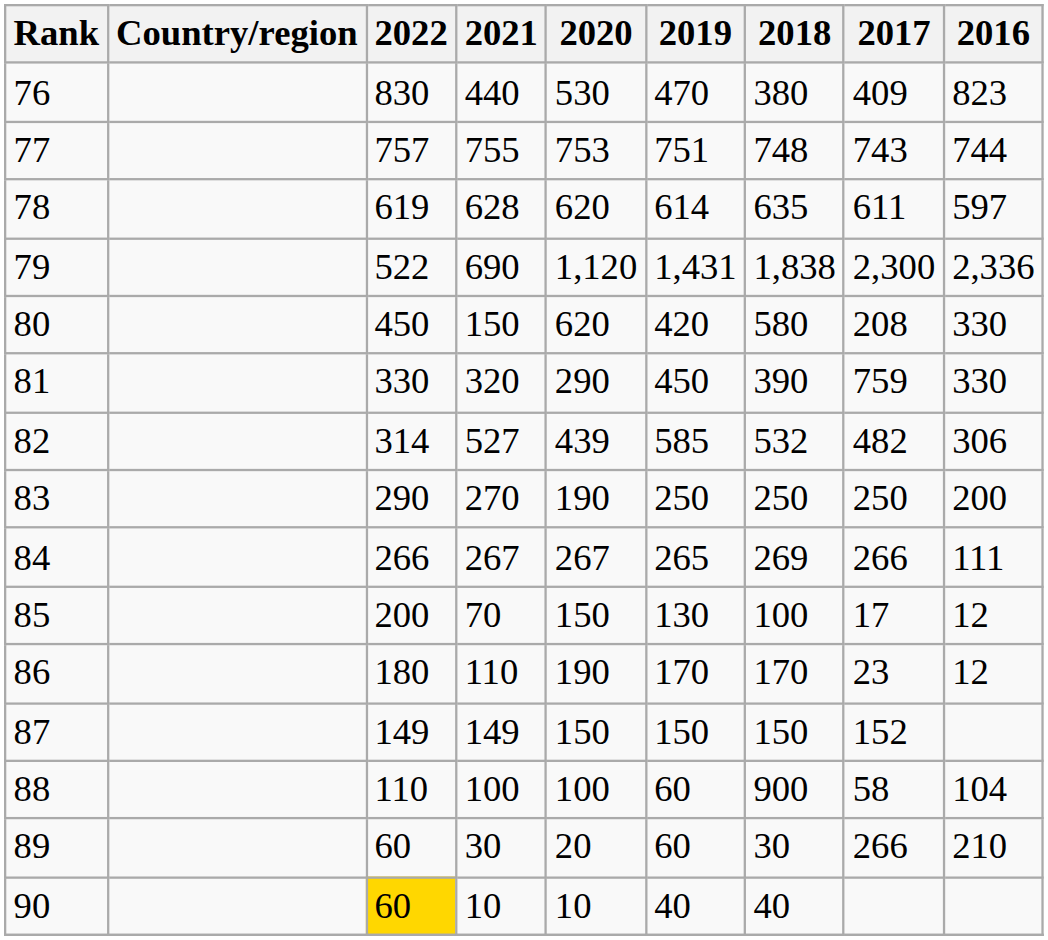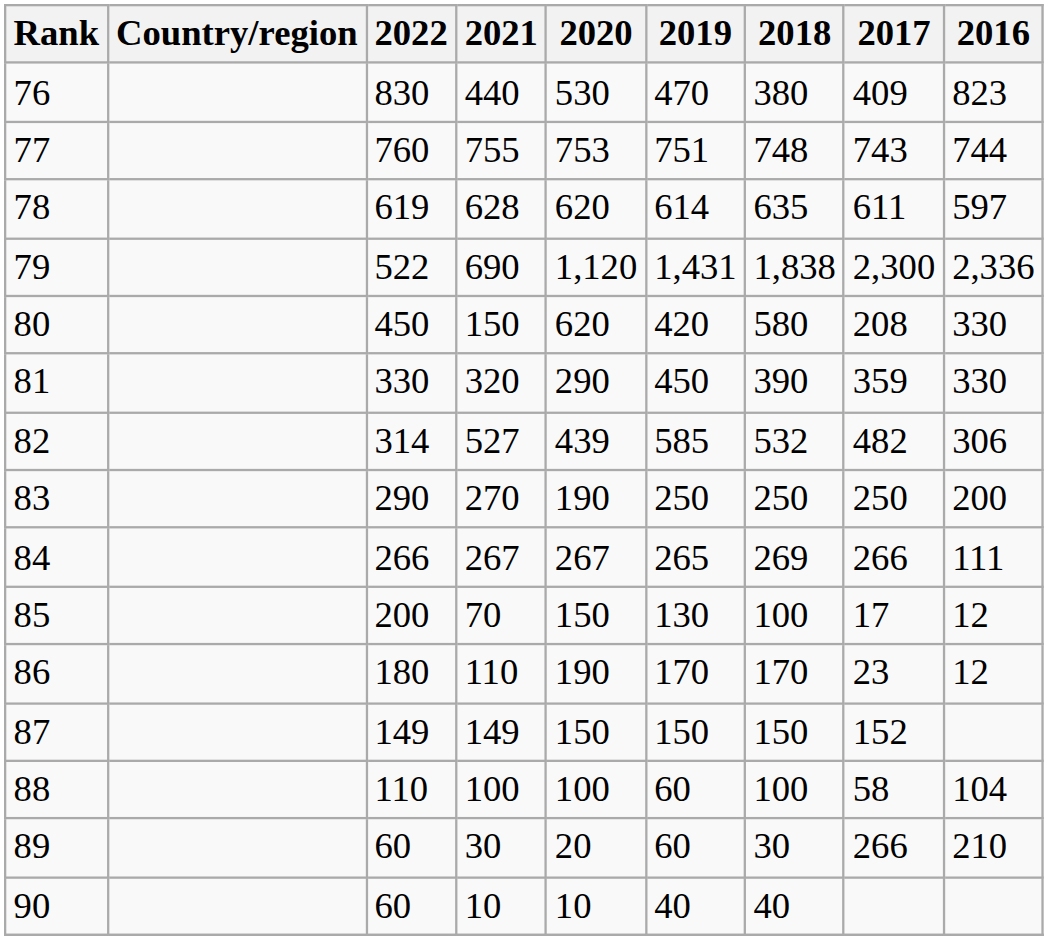(402, 149) 757 -> (402, 149) 760
(880, 382) 759 -> (880, 382) 359
(781, 788) 900 -> (781, 788) 100
(393, 905) gold background -> (393, 905) no background
